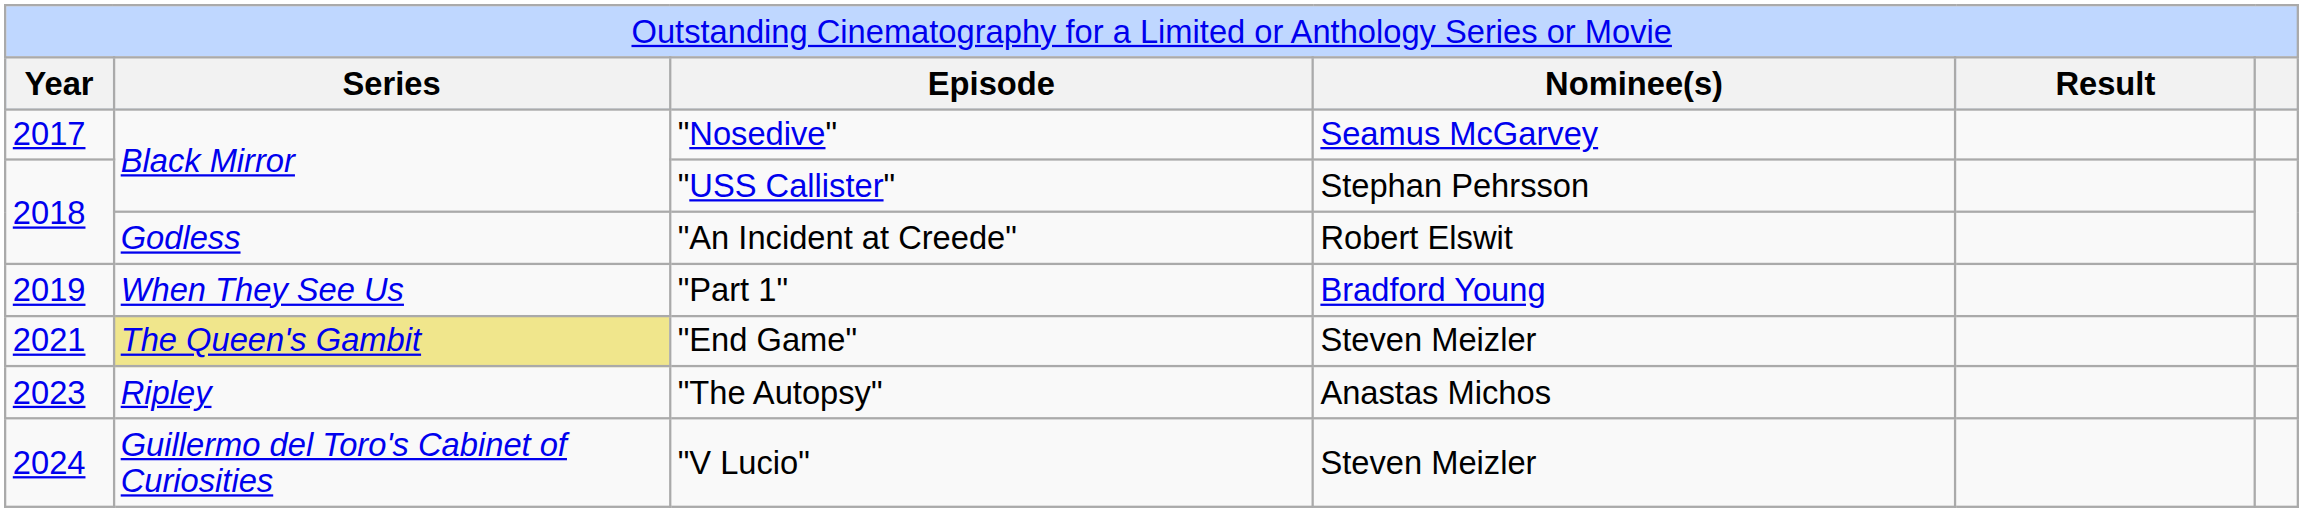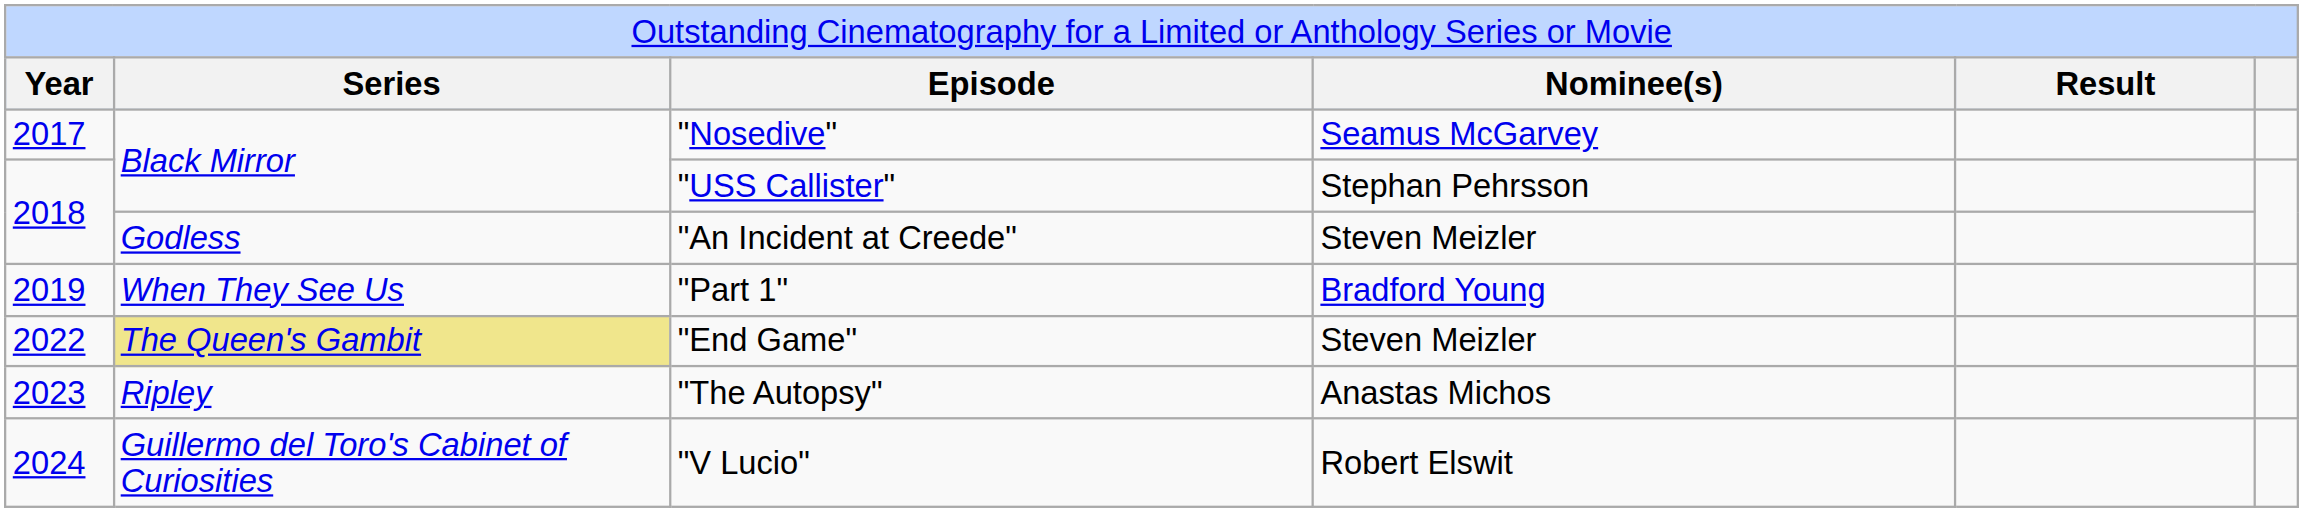(1417, 238) Robert Elswit -> (1428, 238) Steven Meizler
(49, 341) 2021 -> (49, 341) 2022
(1428, 463) Steven Meizler -> (1417, 463) Robert Elswit
